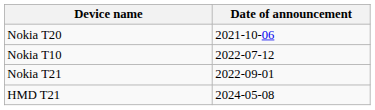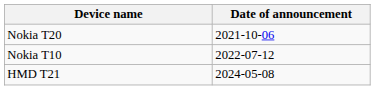- row: (34, 74)
